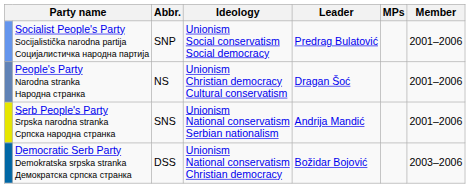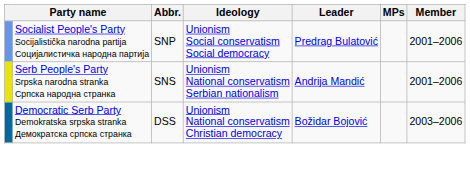- row: (50, 82)
